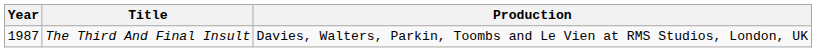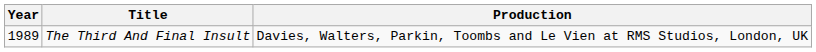(23, 37) 1987 -> (23, 37) 1989
